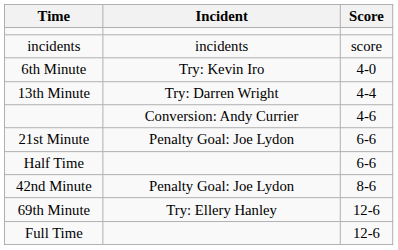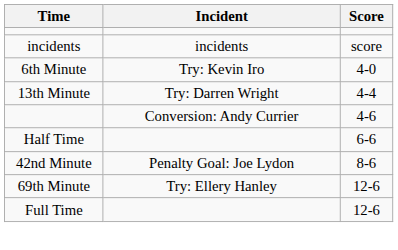- row: (54, 139)
